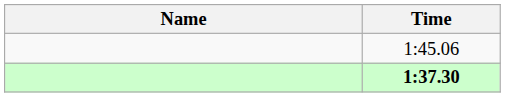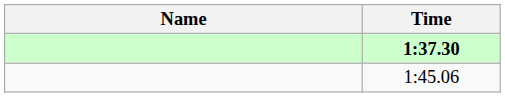rows swapped: (431, 77) <-> (431, 48)
